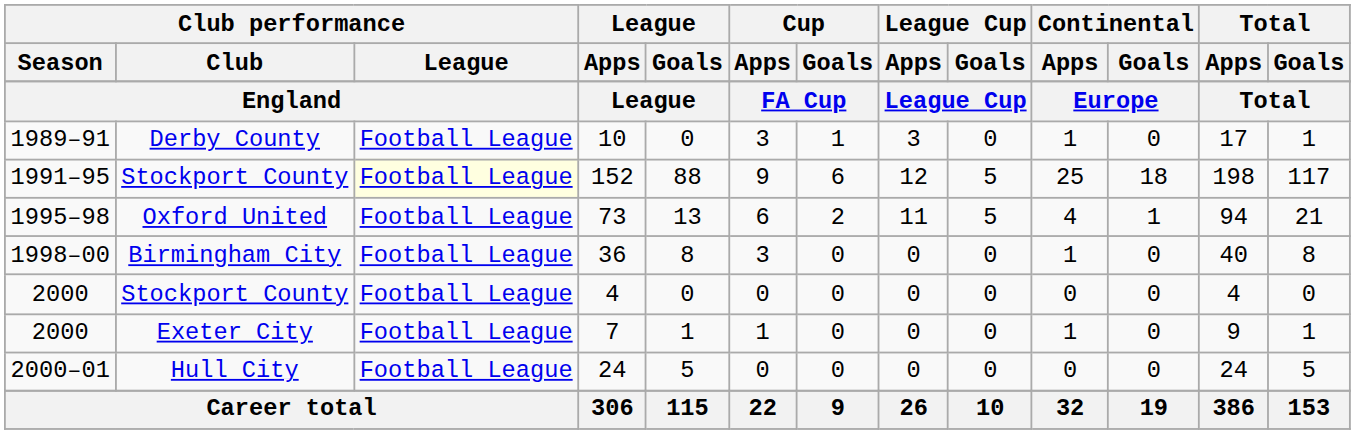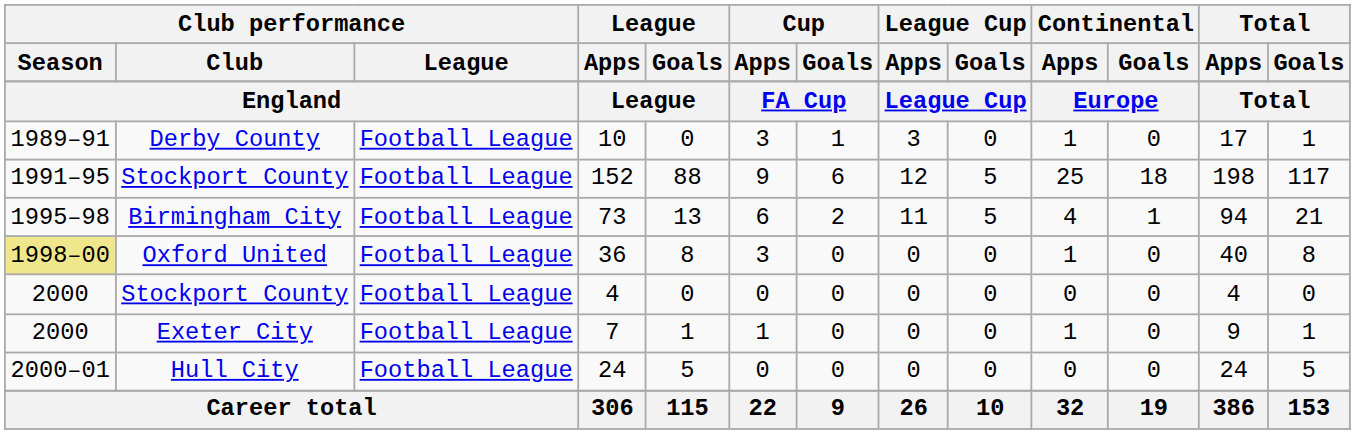(466, 178) lightyellow background -> (466, 178) no background
(235, 217) Oxford United -> (235, 217) Birmingham City
(60, 256) no background -> (60, 256) khaki background
(235, 256) Birmingham City -> (235, 256) Oxford United
